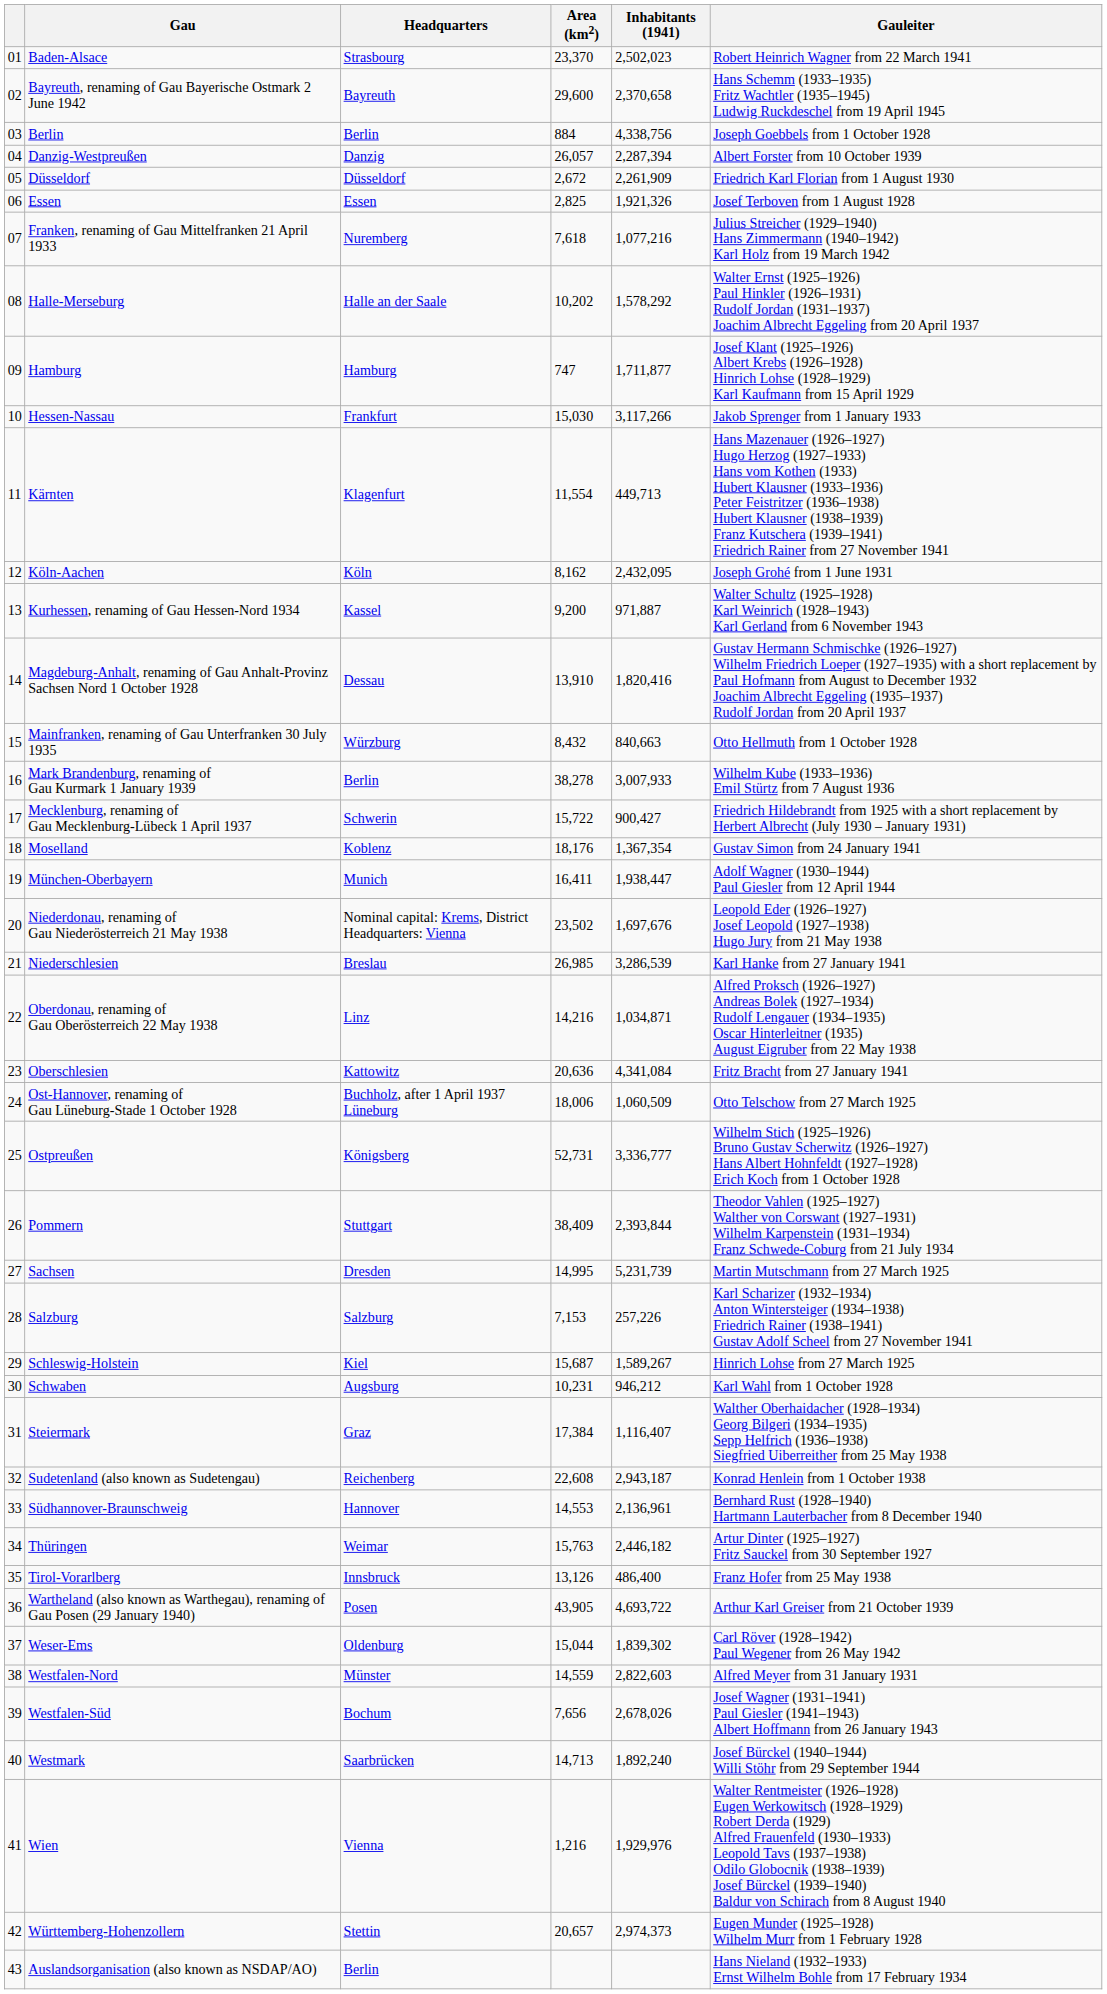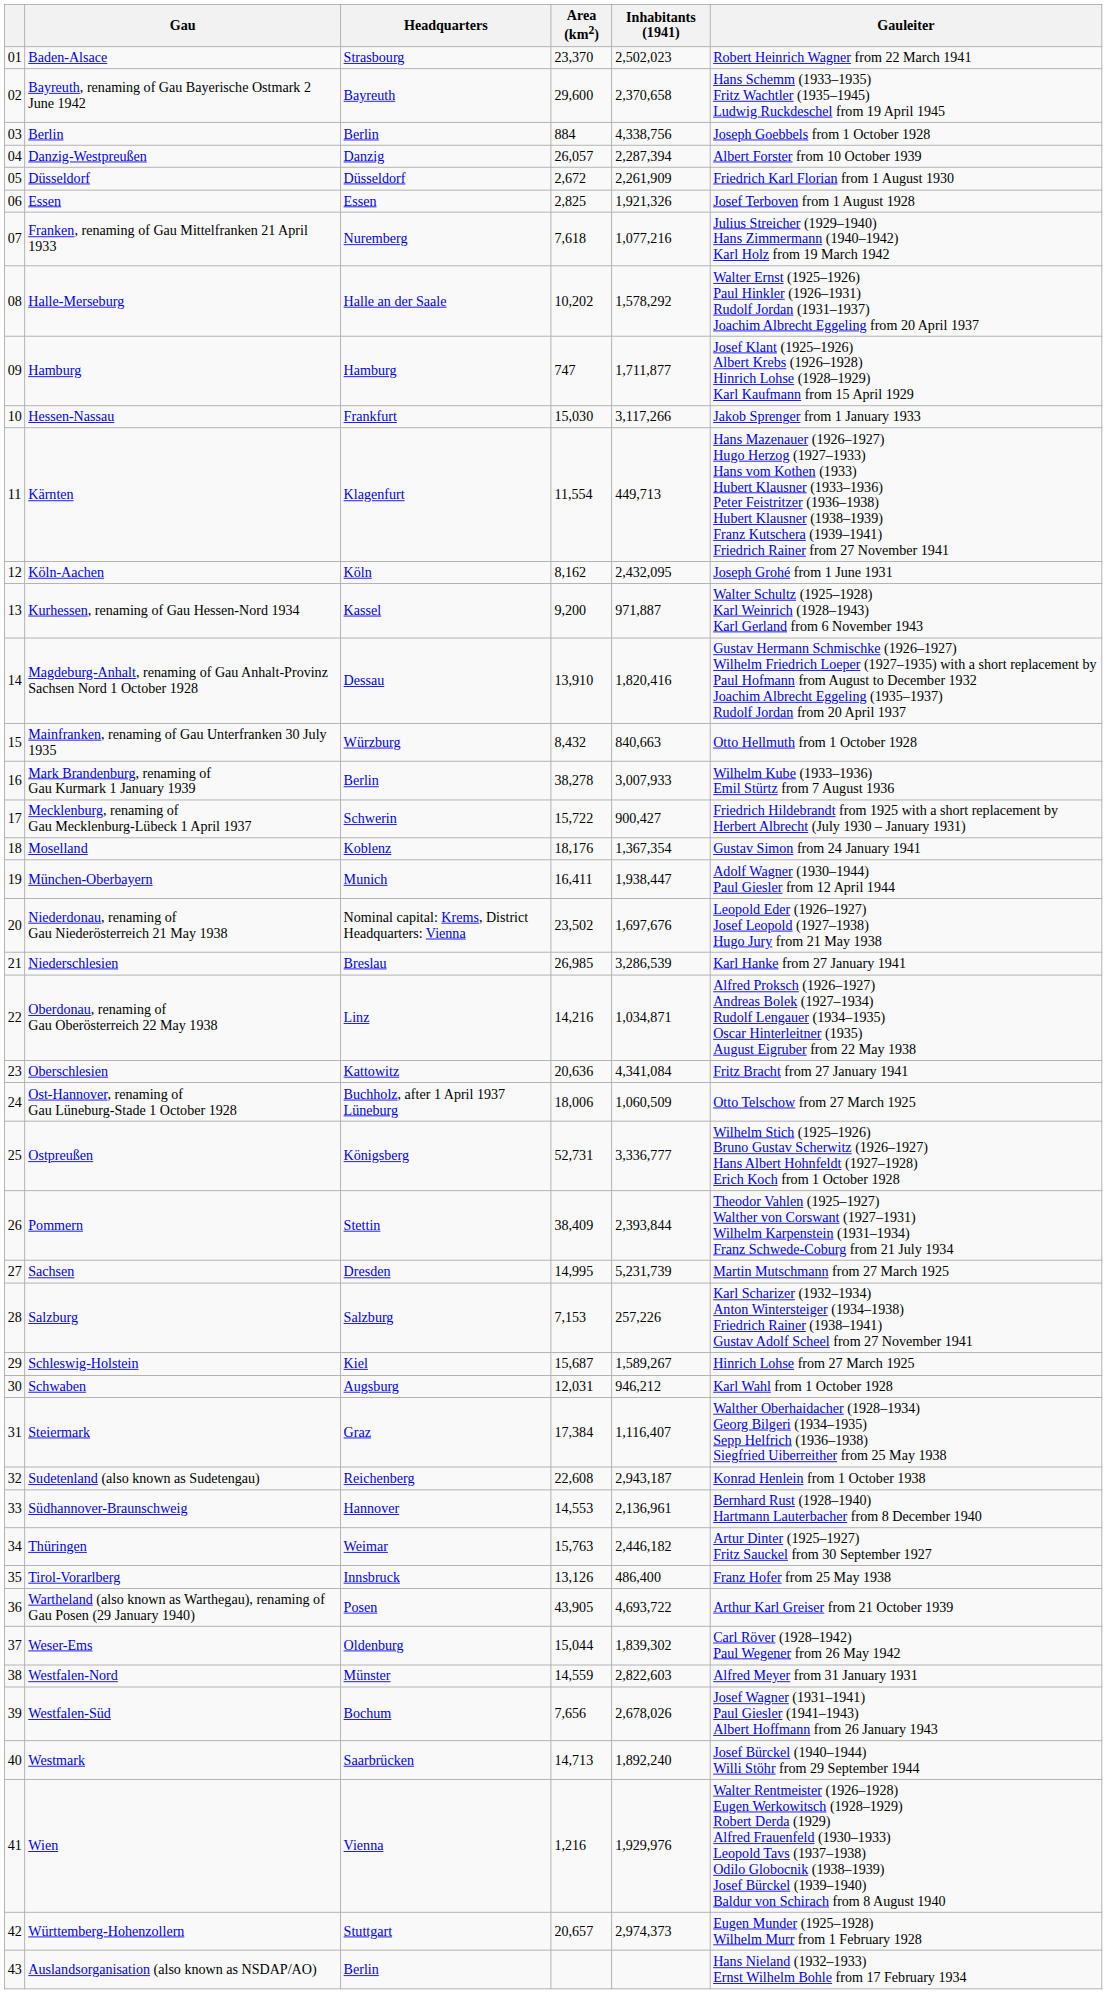(368, 1225) Stuttgart -> (362, 1225) Stettin
(574, 1386) 10,231 -> (574, 1386) 12,031
(362, 1931) Stettin -> (368, 1931) Stuttgart
